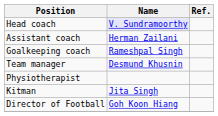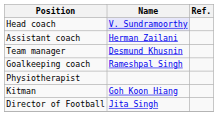rows swapped: (48, 51) <-> (36, 64)
(133, 91) Jita Singh -> (143, 91) Goh Koon Hiang
(143, 104) Goh Koon Hiang -> (133, 104) Jita Singh
